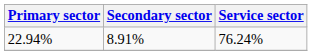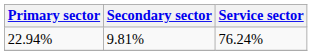(125, 38) 8.91% -> (125, 38) 9.81%
